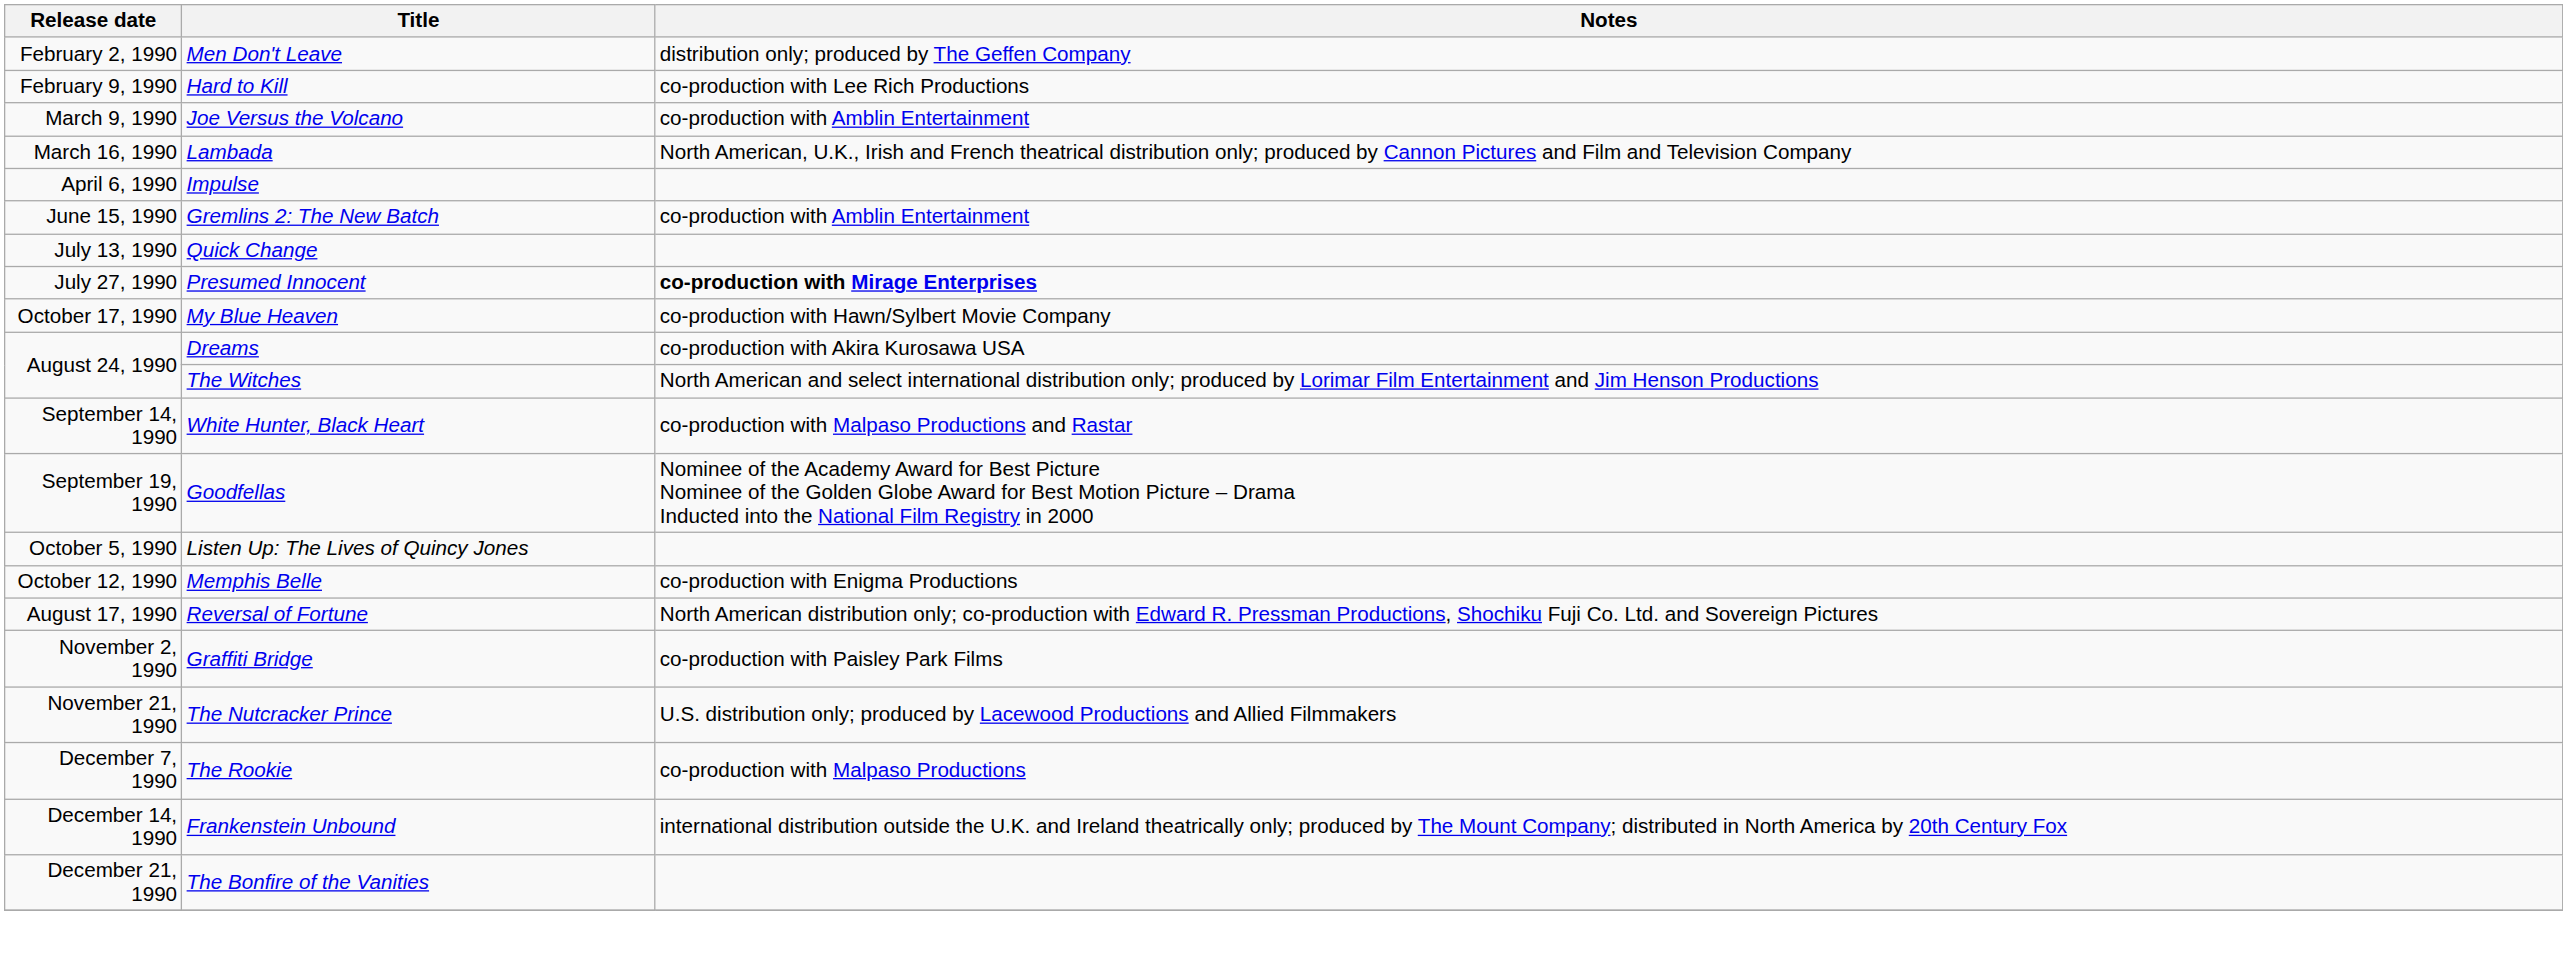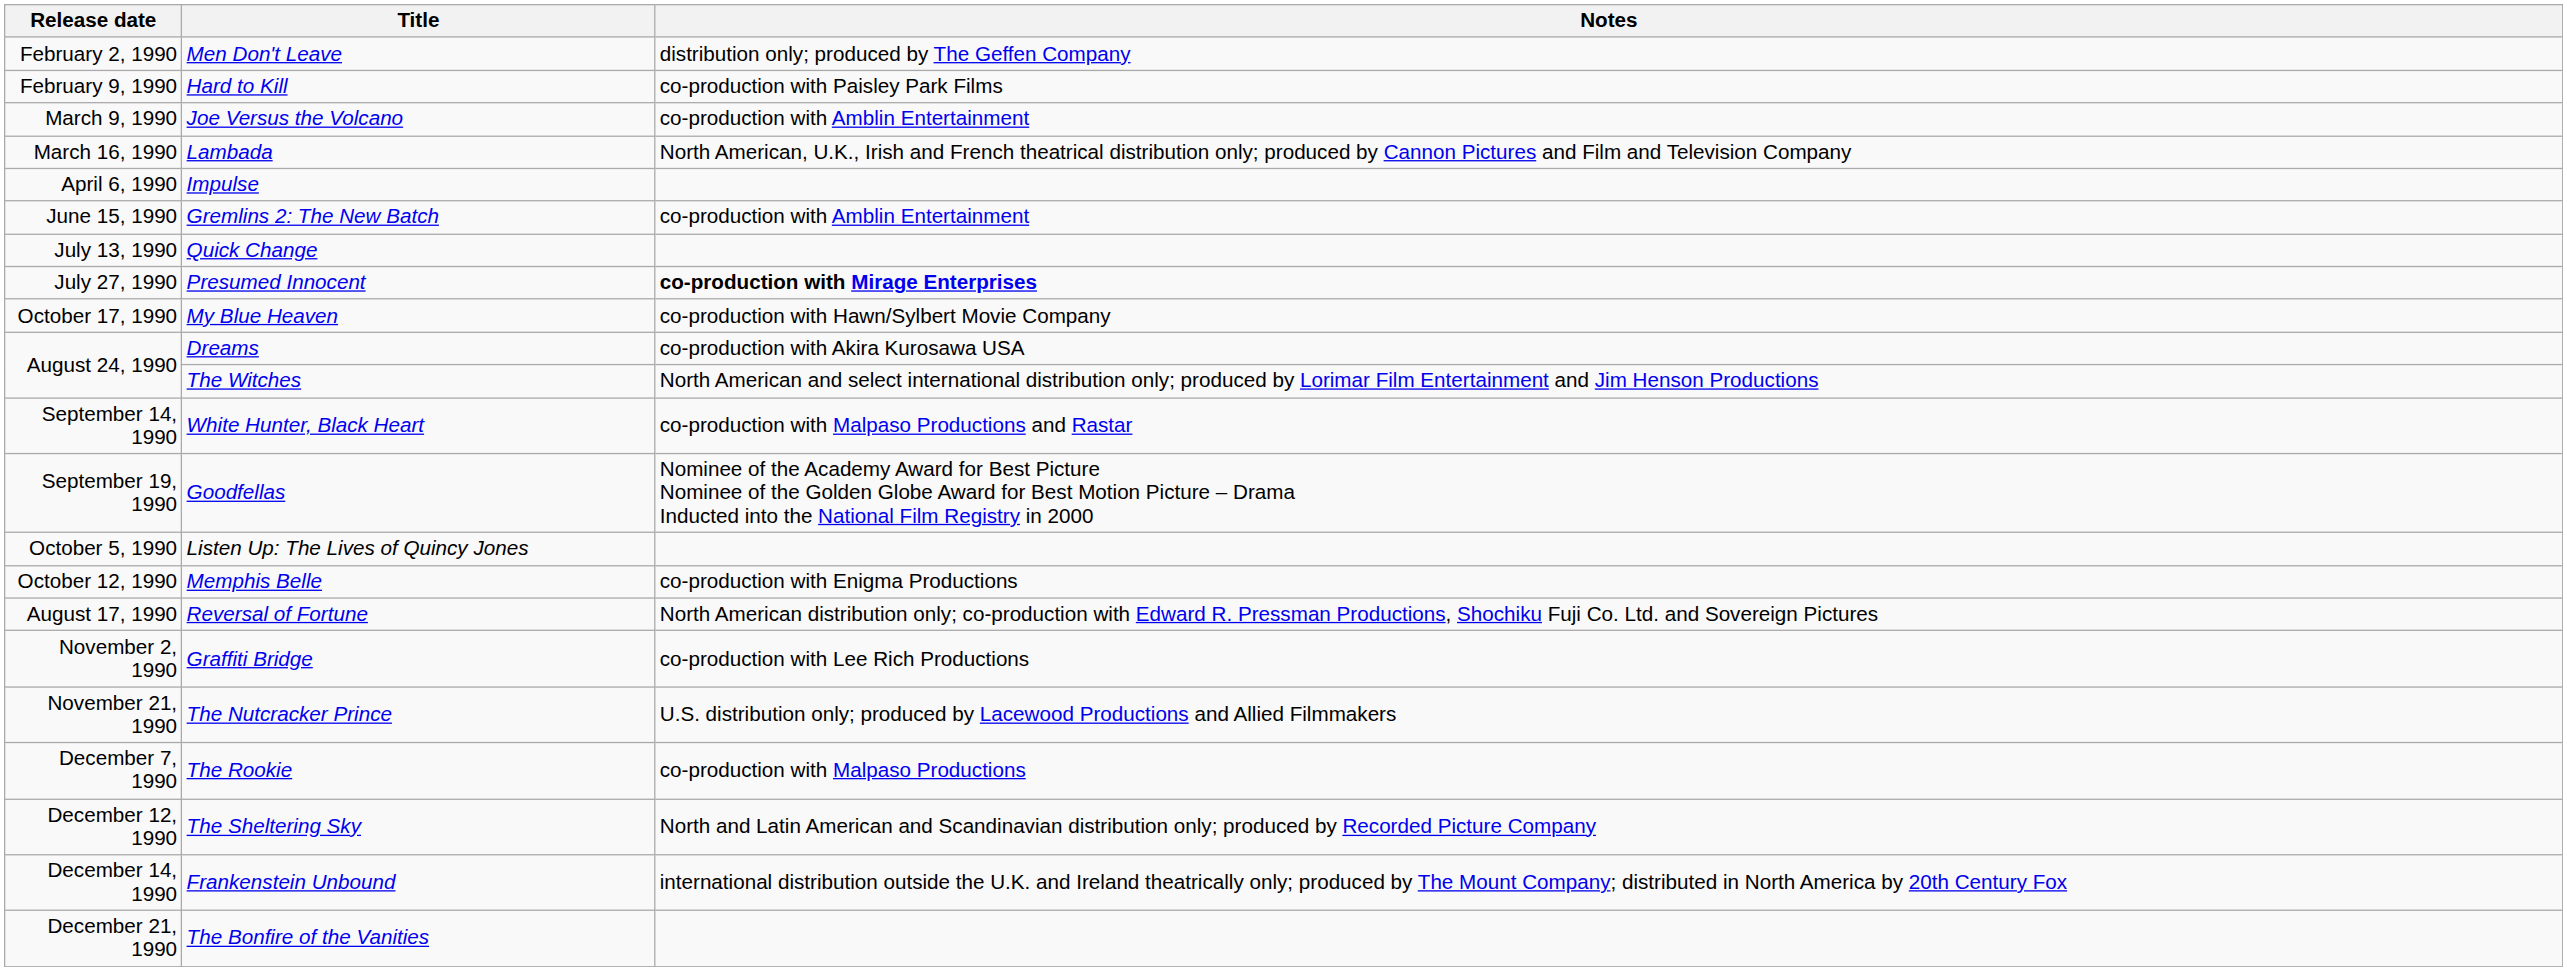(844, 86) co-production with Lee Rich Productions -> (831, 86) co-production with Paisley Park Films
(831, 658) co-production with Paisley Park Films -> (844, 658) co-production with Lee Rich Productions
+ row: (274, 826)
